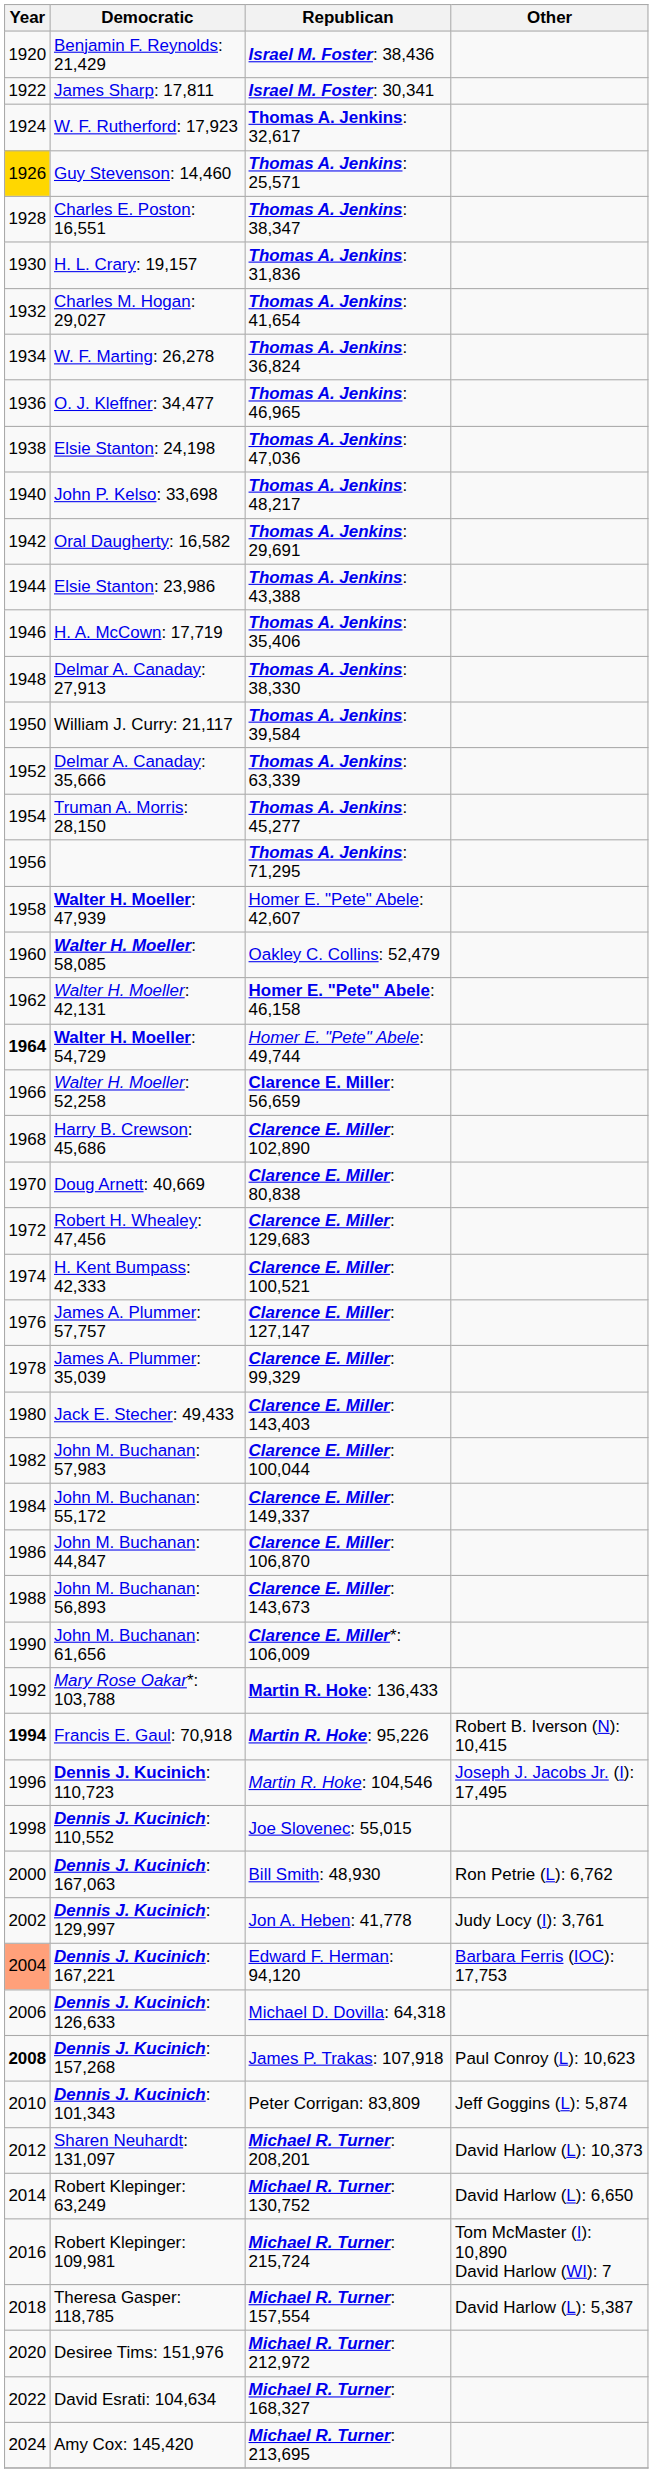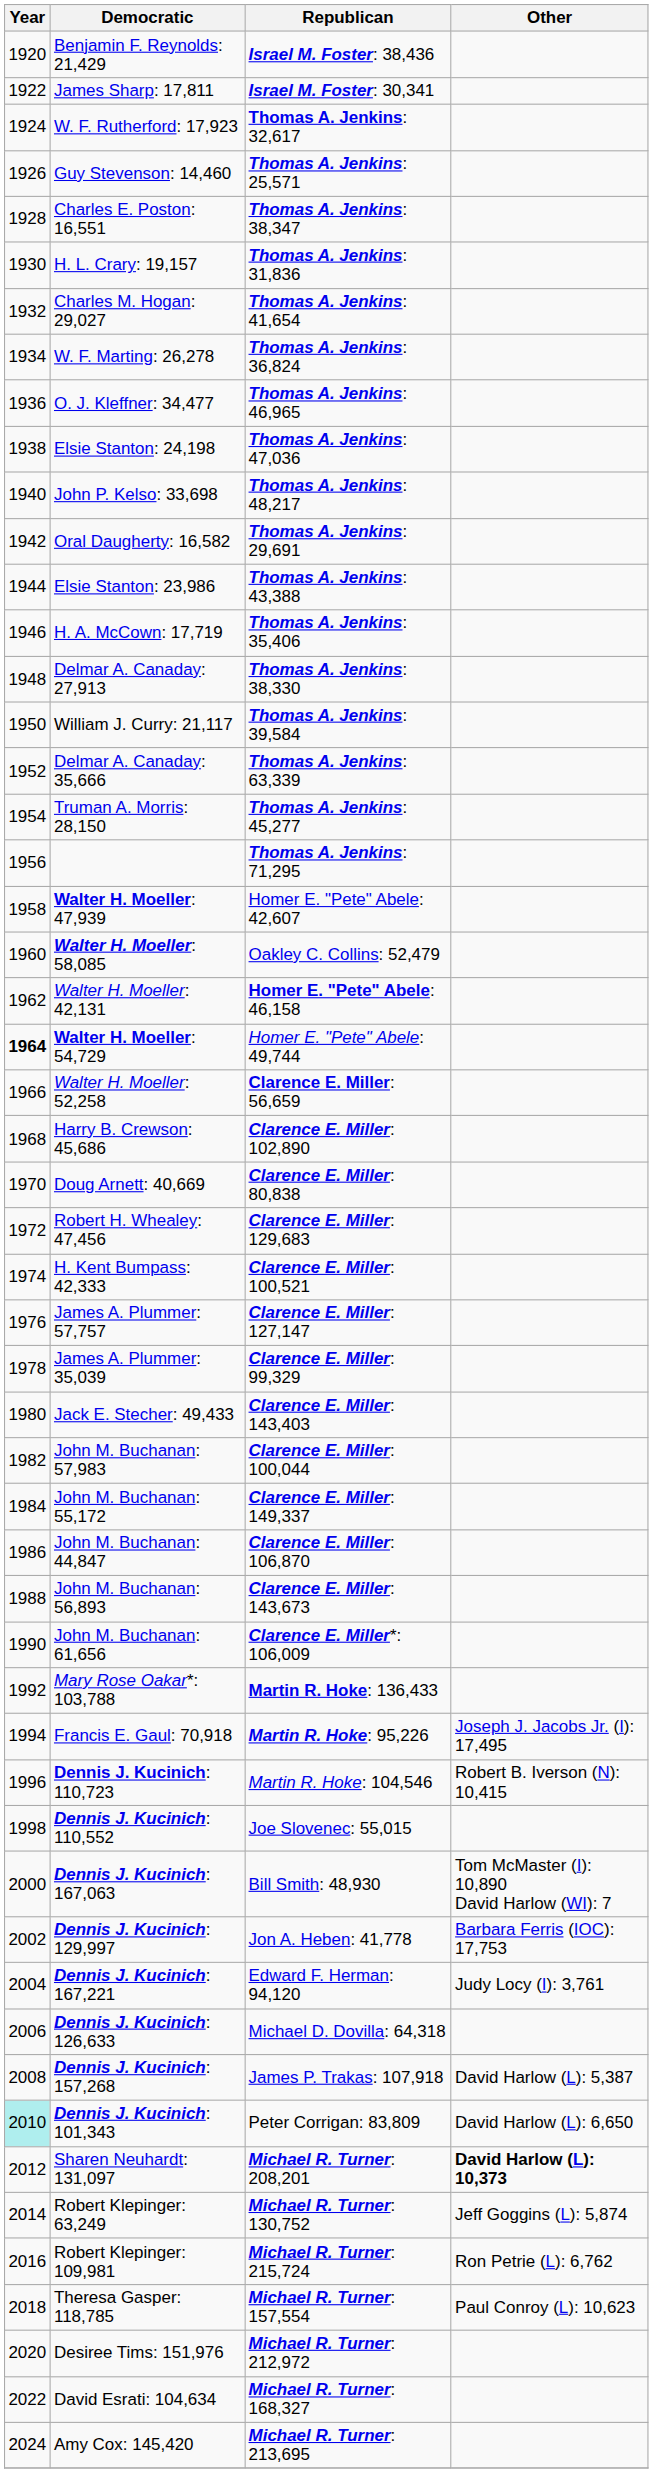(27, 173) gold background -> (27, 173) no background
(27, 1736) bold -> (27, 1736) normal
(538, 1736) Robert B. Iverson (N): 10,415 -> (545, 1736) Joseph J. Jacobs Jr. (I): 17,495
(545, 1782) Joseph J. Jacobs Jr. (I): 17,495 -> (538, 1782) Robert B. Iverson (N): 10,415
(534, 1874) Ron Petrie (L): 6,762 -> (533, 1883) Tom McMaster (I): 10,890 David Harlow (WI): 7
(530, 1920) Judy Locy (I): 3,761 -> (535, 1939) Barbara Ferris (IOC): 17,753
(27, 1966) lightsalmon background -> (27, 1985) no background
(535, 1966) Barbara Ferris (IOC): 17,753 -> (530, 1985) Judy Locy (I): 3,761
(27, 2058) bold -> (27, 2077) normal
(545, 2058) Paul Conroy (L): 10,623 -> (544, 2077) David Harlow (L): 5,387
(27, 2104) no background -> (27, 2123) paleturquoise background
(541, 2104) Jeff Goggins (L): 5,874 -> (544, 2123) David Harlow (L): 6,650
(549, 2150) normal -> (525, 2169) bold
(544, 2196) David Harlow (L): 6,650 -> (541, 2215) Jeff Goggins (L): 5,874
(533, 2251) Tom McMaster (I): 10,890 David Harlow (WI): 7 -> (534, 2261) Ron Petrie (L): 6,762
(544, 2307) David Harlow (L): 5,387 -> (545, 2307) Paul Conroy (L): 10,623
